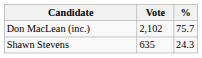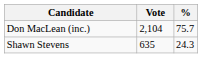(151, 28) 2,102 -> (151, 28) 2,104
